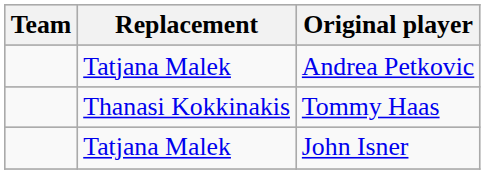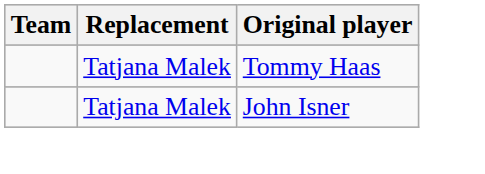- row: (388, 65)
(187, 106) Thanasi Kokkinakis -> (157, 65) Tatjana Malek
